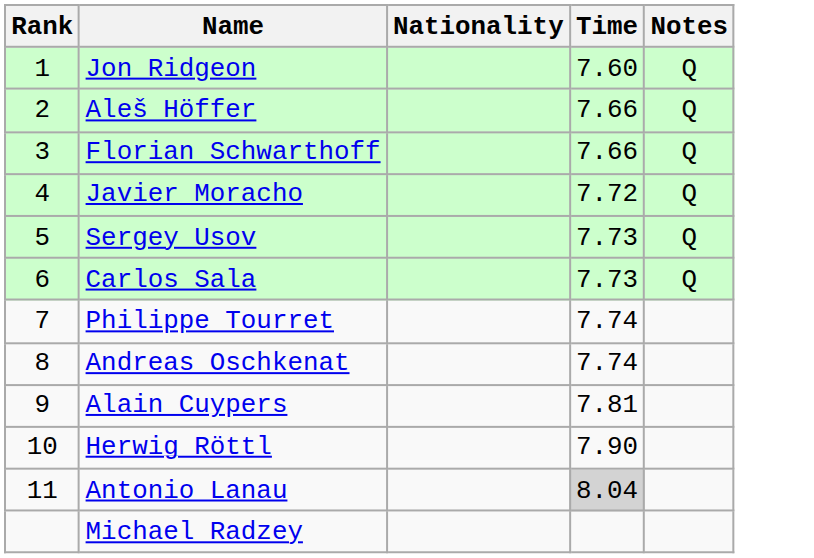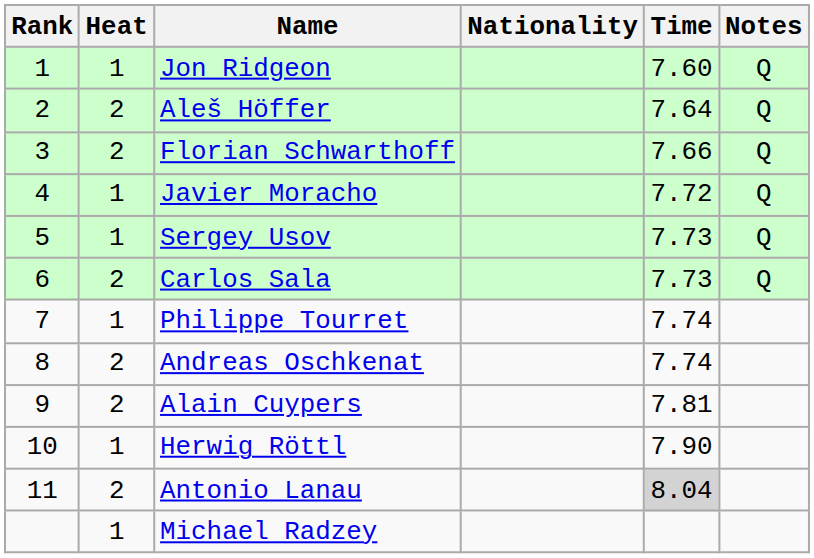+ column: (117, 26)
(607, 110) 7.66 -> (682, 110) 7.64
